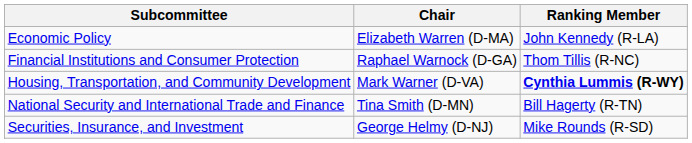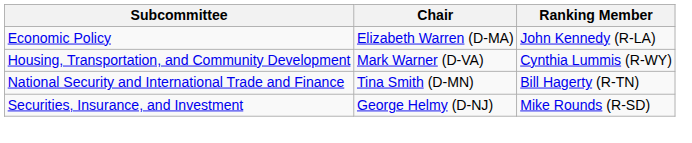- row: (153, 60)
(604, 82) bold -> (596, 60) normal
